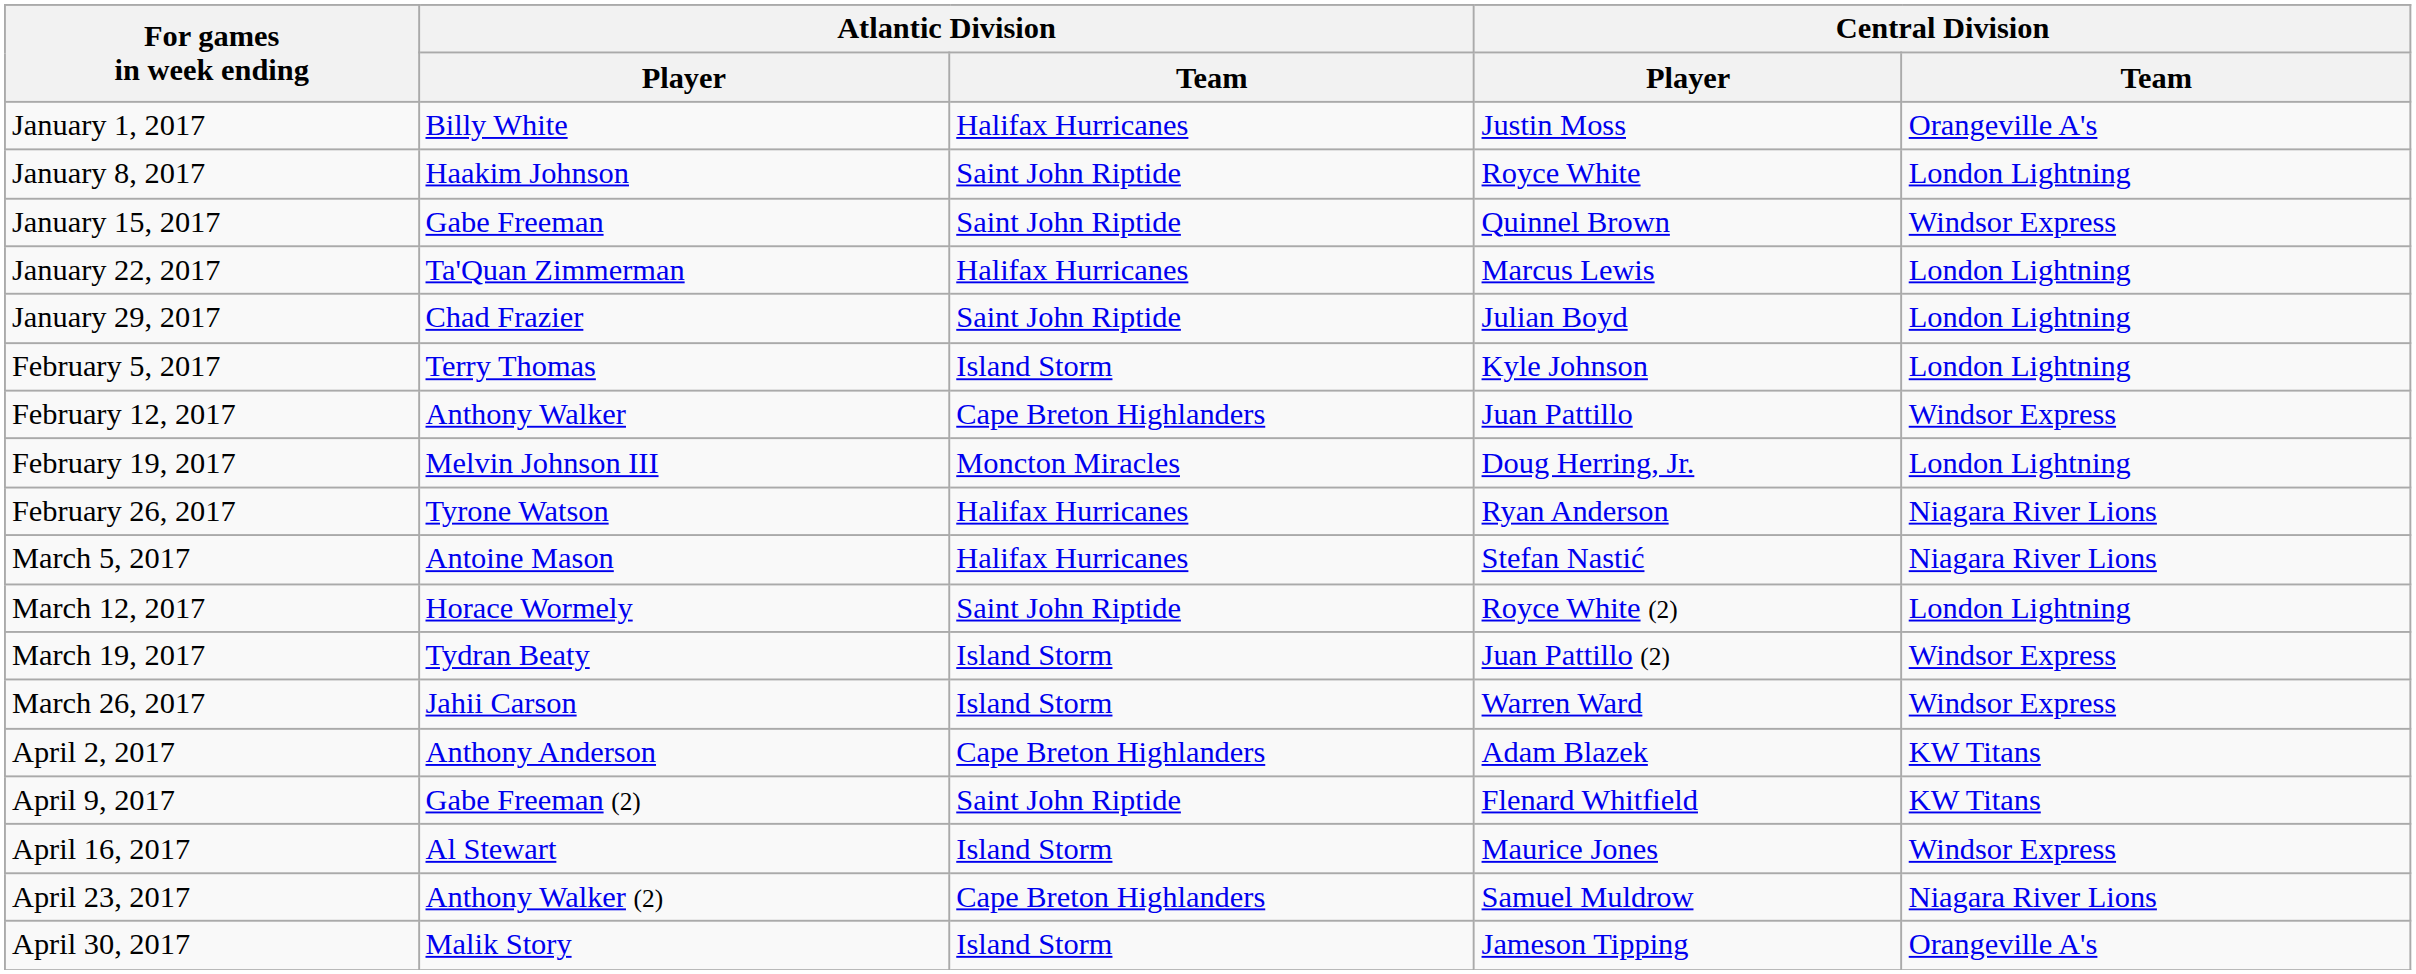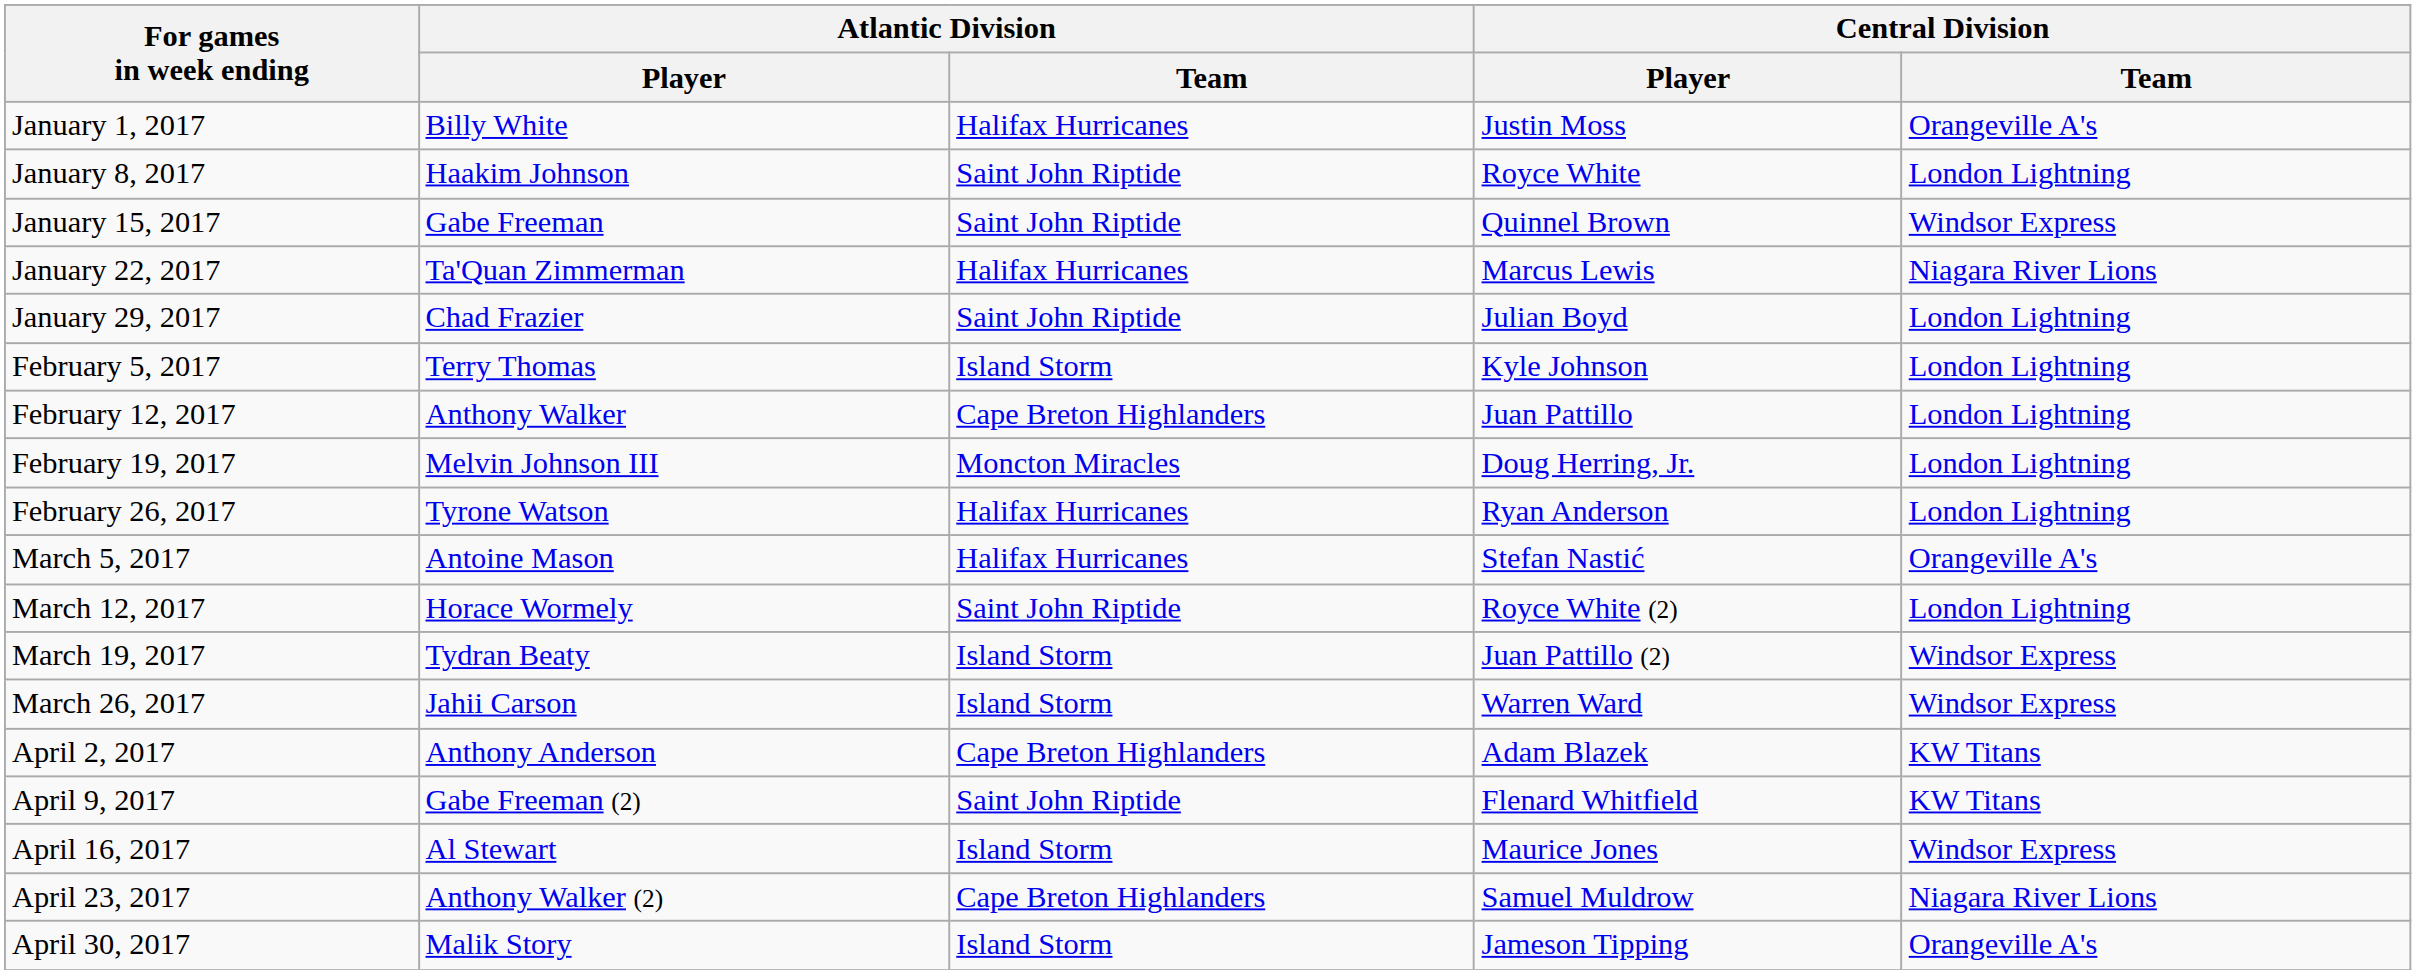(2020, 269) London Lightning -> (2033, 269) Niagara River Lions
(2012, 414) Windsor Express -> (2020, 414) London Lightning
(2033, 510) Niagara River Lions -> (2020, 510) London Lightning
(2033, 558) Niagara River Lions -> (2003, 558) Orangeville A's
